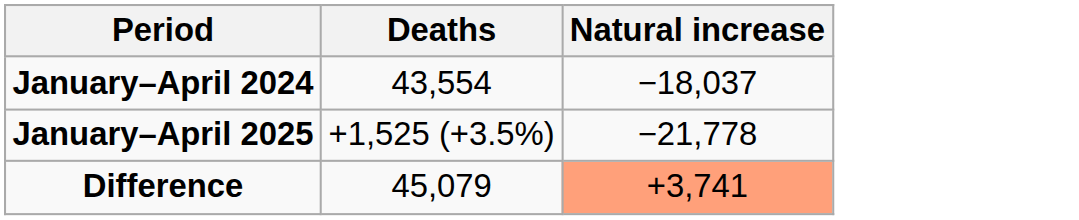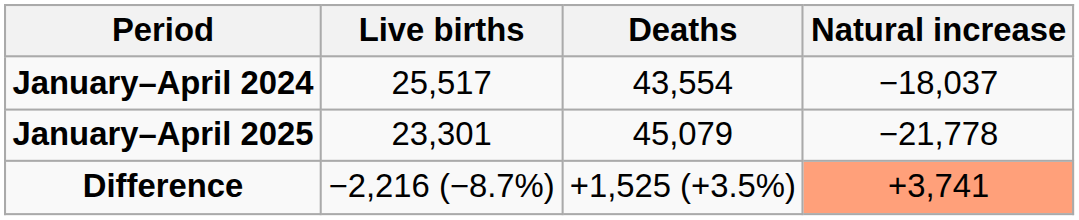+ column: (442, 30)
(442, 134) +1,525 (+3.5%) -> (683, 134) 45,079
(442, 186) 45,079 -> (683, 186) +1,525 (+3.5%)
